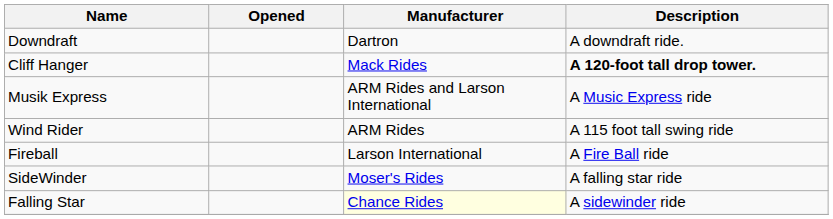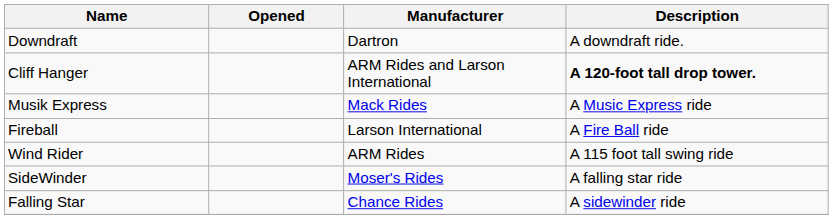(387, 64) Mack Rides -> (426, 73) ARM Rides and Larson International
(426, 97) ARM Rides and Larson International -> (387, 105) Mack Rides
rows swapped: (33, 154) <-> (46, 130)
(395, 202) lightyellow background -> (395, 202) no background
